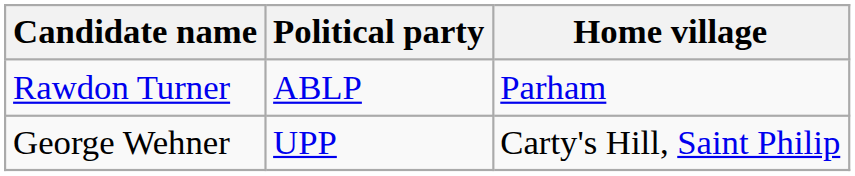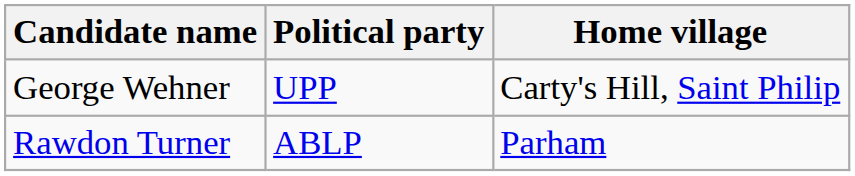rows swapped: (121, 142) <-> (122, 87)
